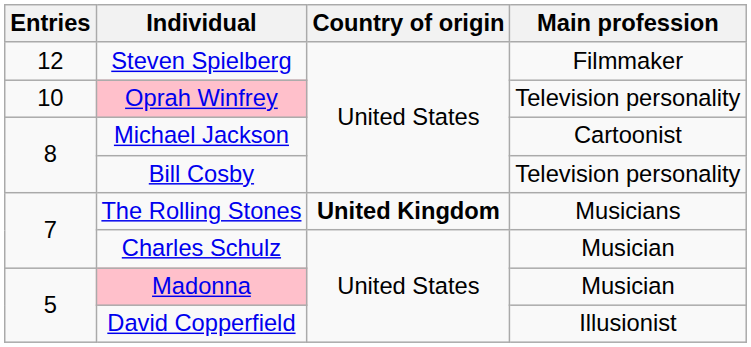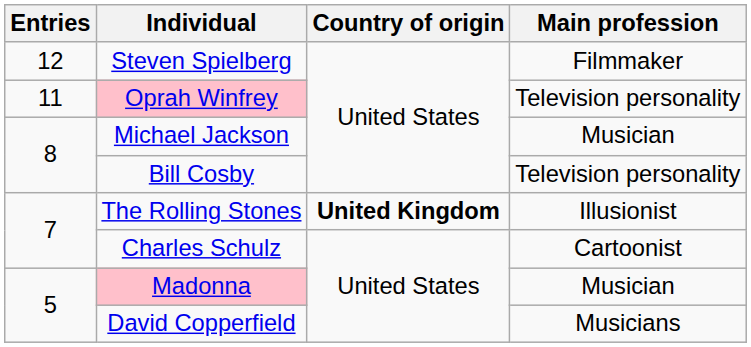(50, 98) 10 -> (50, 98) 11
(628, 135) Cartoonist -> (628, 135) Musician
(628, 211) Musicians -> (628, 211) Illusionist
(628, 248) Musician -> (628, 248) Cartoonist
(628, 323) Illusionist -> (628, 323) Musicians
